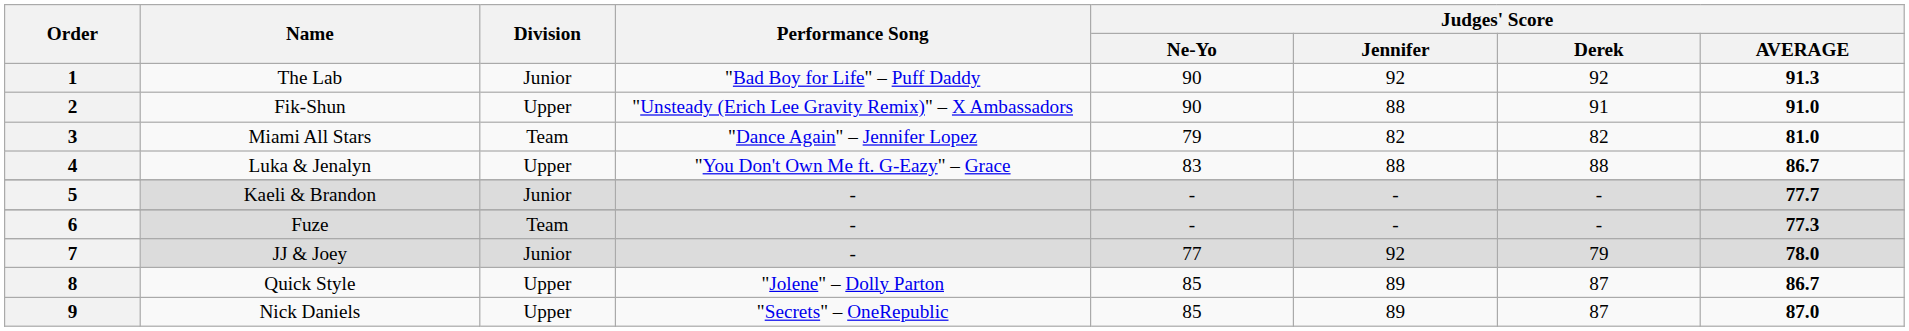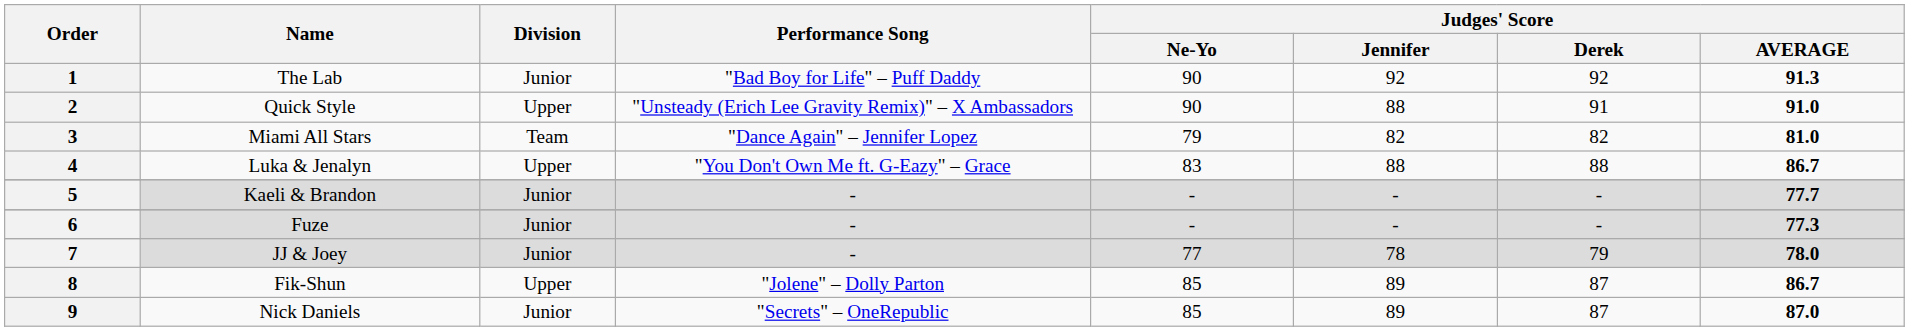(310, 107) Fik-Shun -> (310, 107) Quick Style
(547, 224) Team -> (547, 224) Junior
(1395, 253) 92 -> (1395, 253) 78
(310, 282) Quick Style -> (310, 282) Fik-Shun
(547, 312) Upper -> (547, 312) Junior
